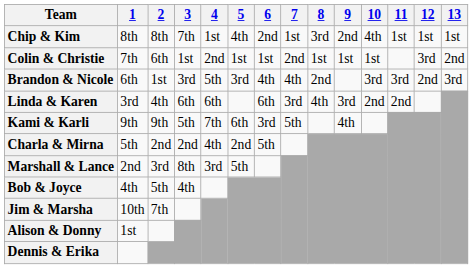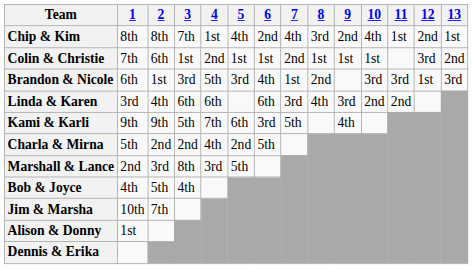(292, 36) 1st -> (293, 36) 4th
(425, 36) 1st -> (428, 36) 2nd
(293, 79) 4th -> (292, 79) 1st
(428, 79) 2nd -> (425, 79) 1st
